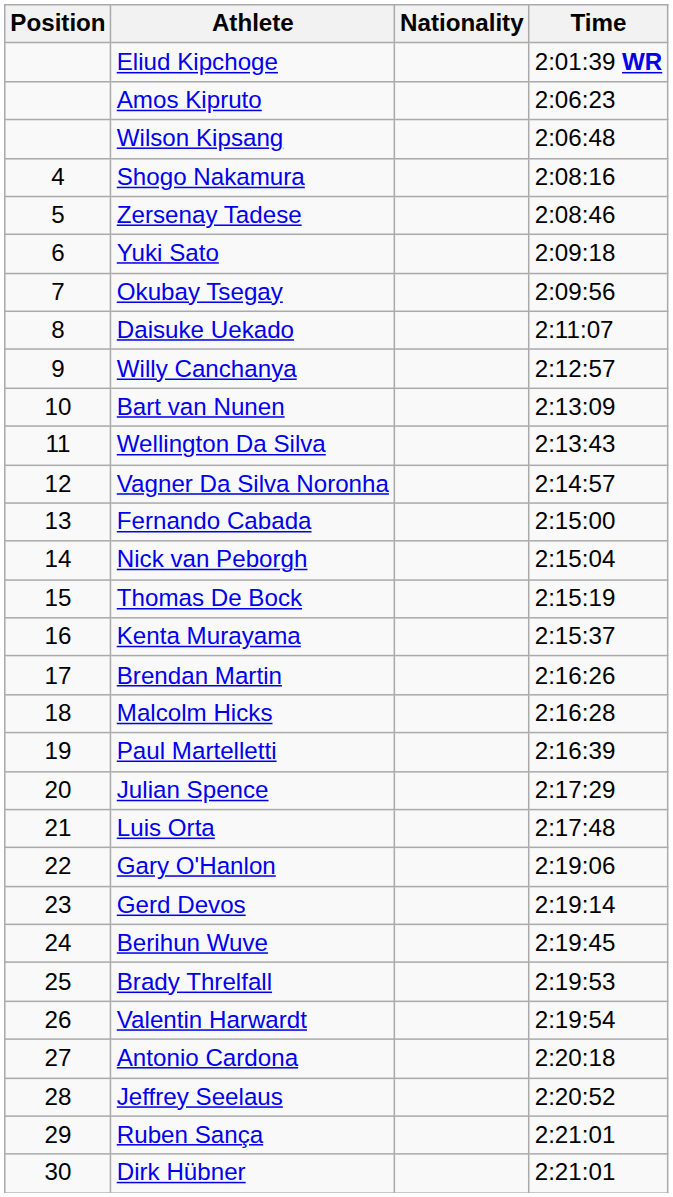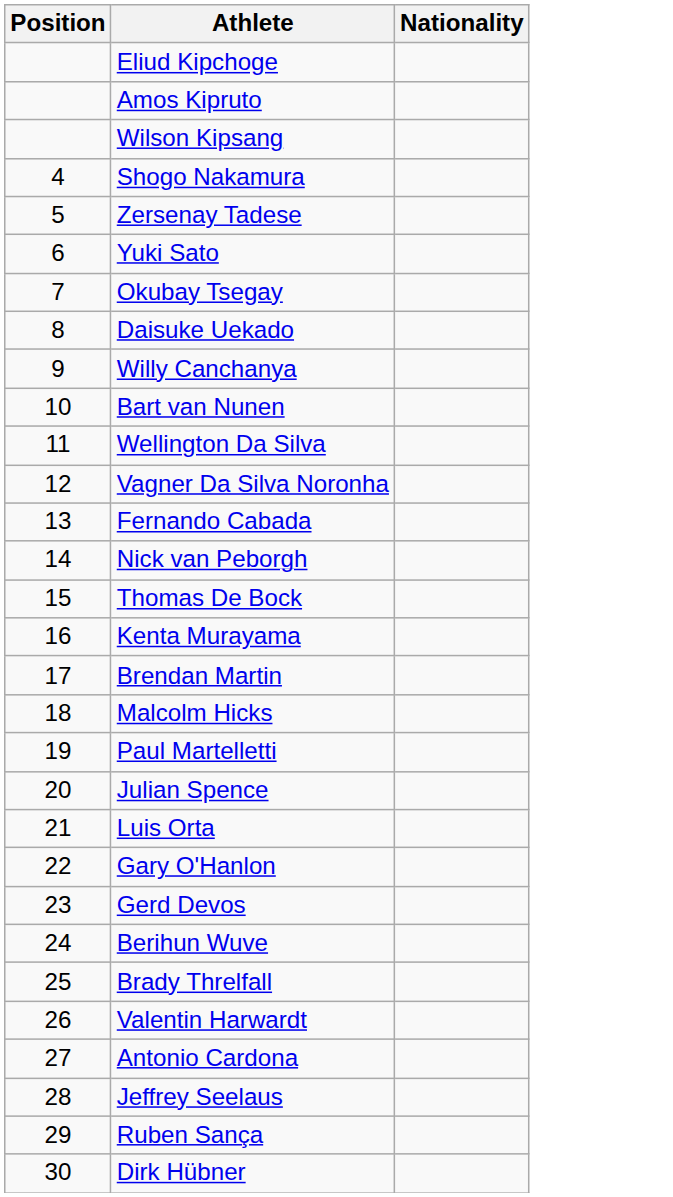- column: (598, 23)
